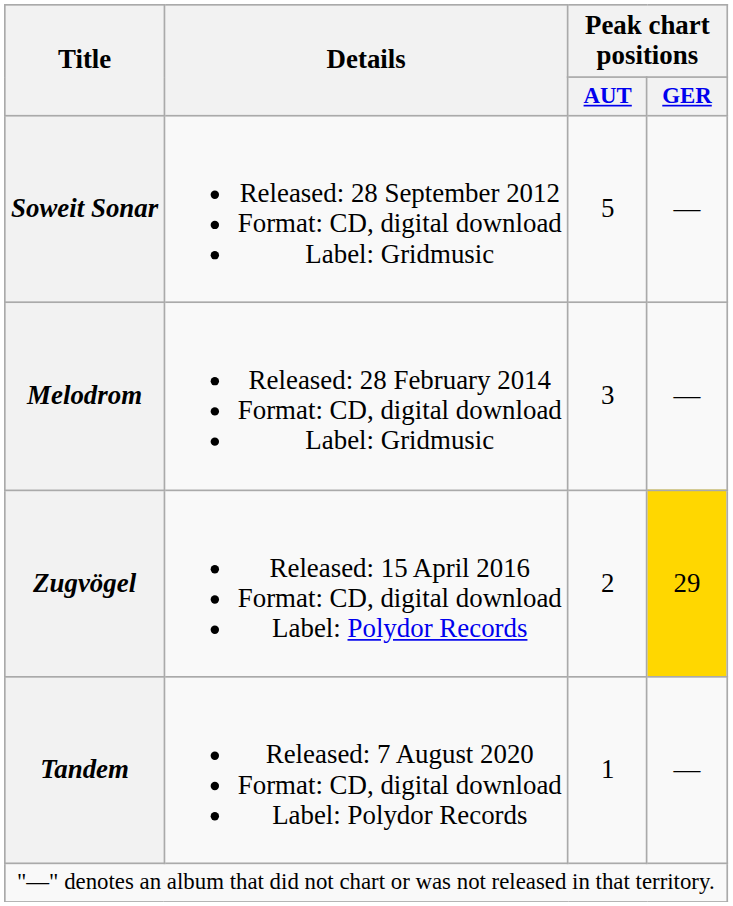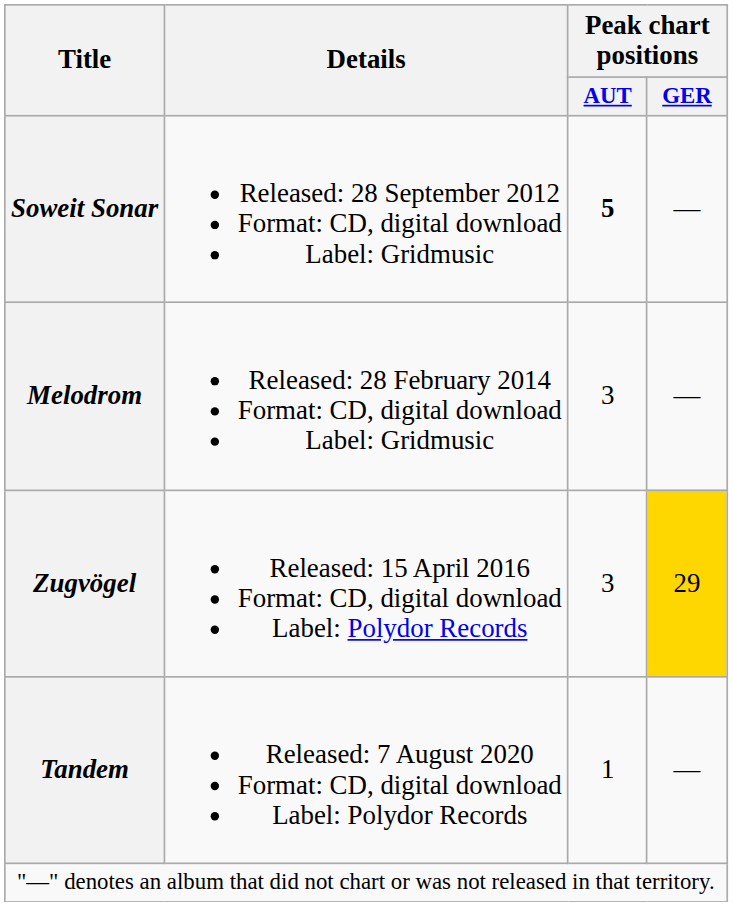(608, 208) normal -> (608, 208) bold
(608, 582) 2 -> (608, 582) 3
